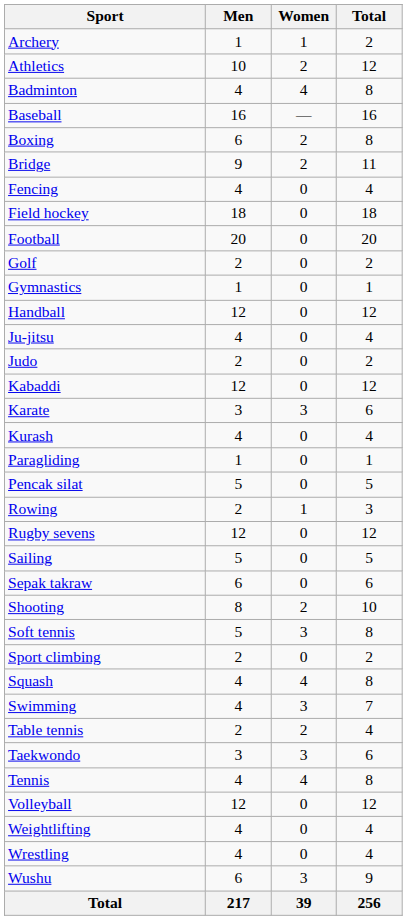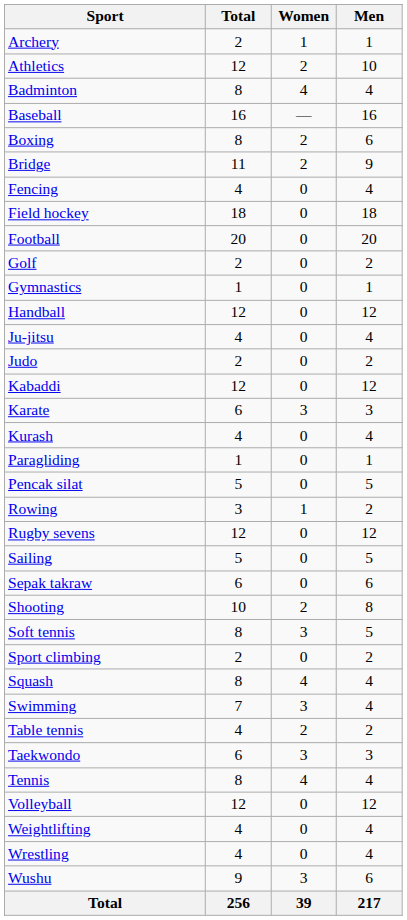columns swapped: (238, 16) <-> (369, 16)
